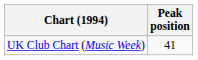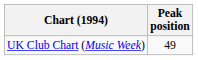(170, 45) 41 -> (170, 45) 49
